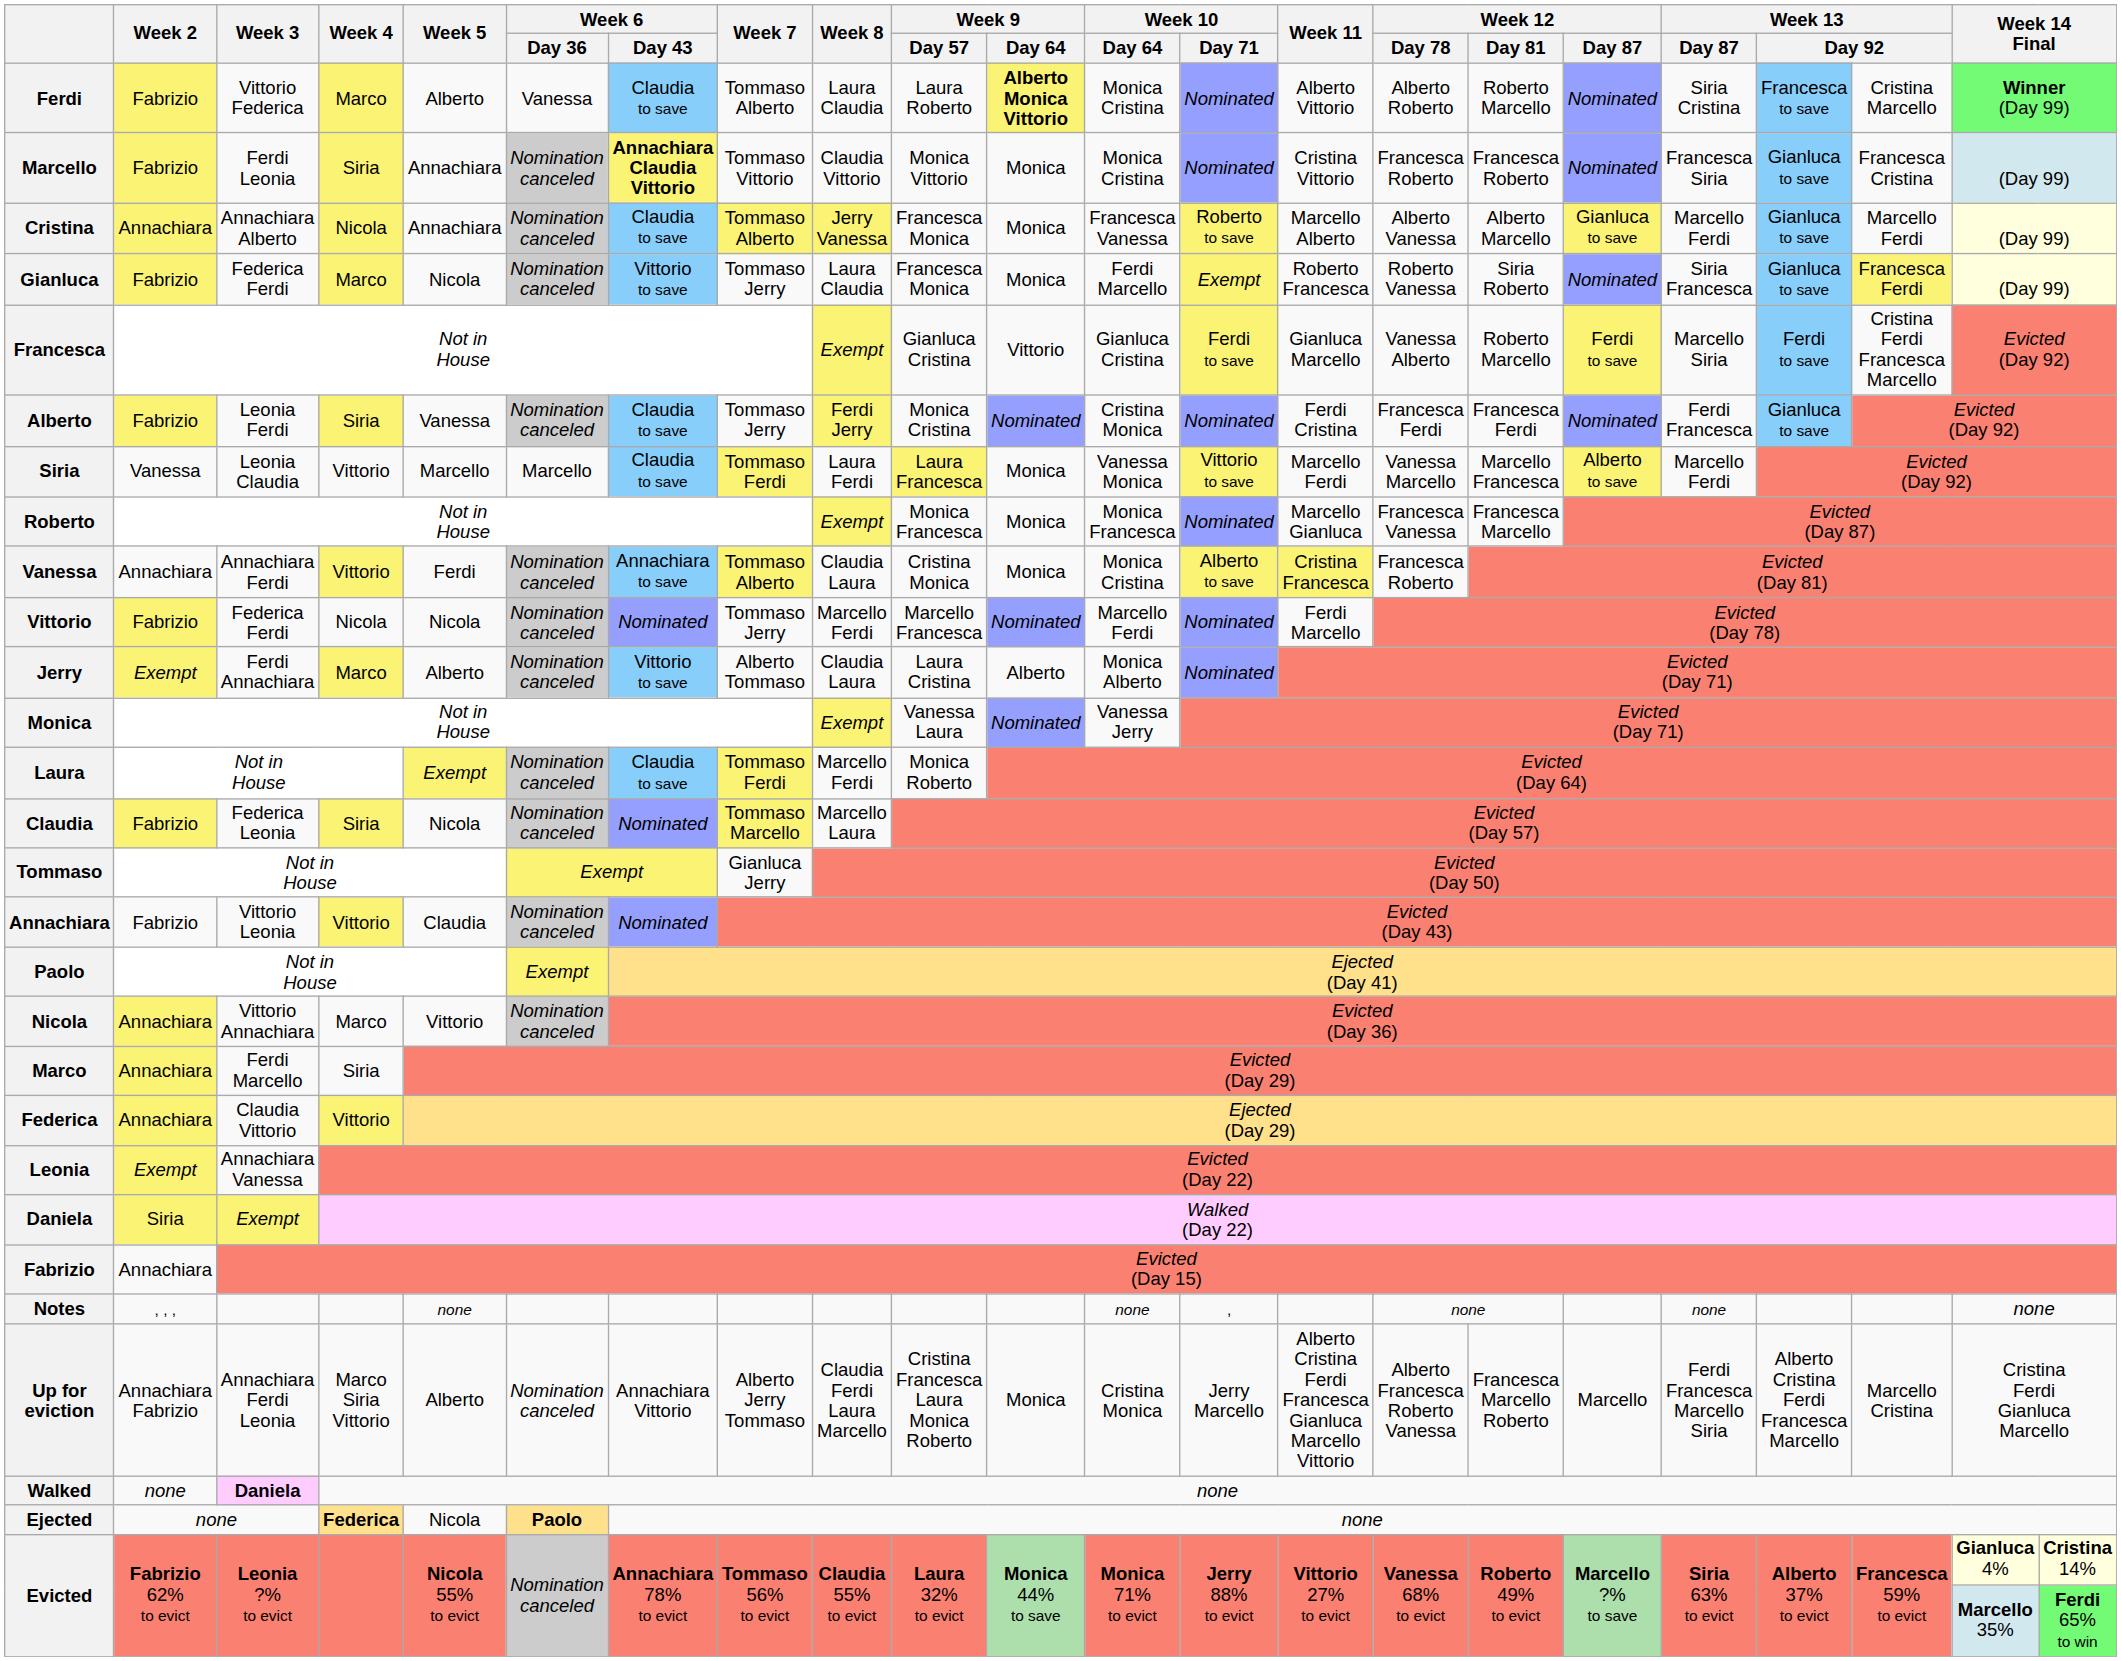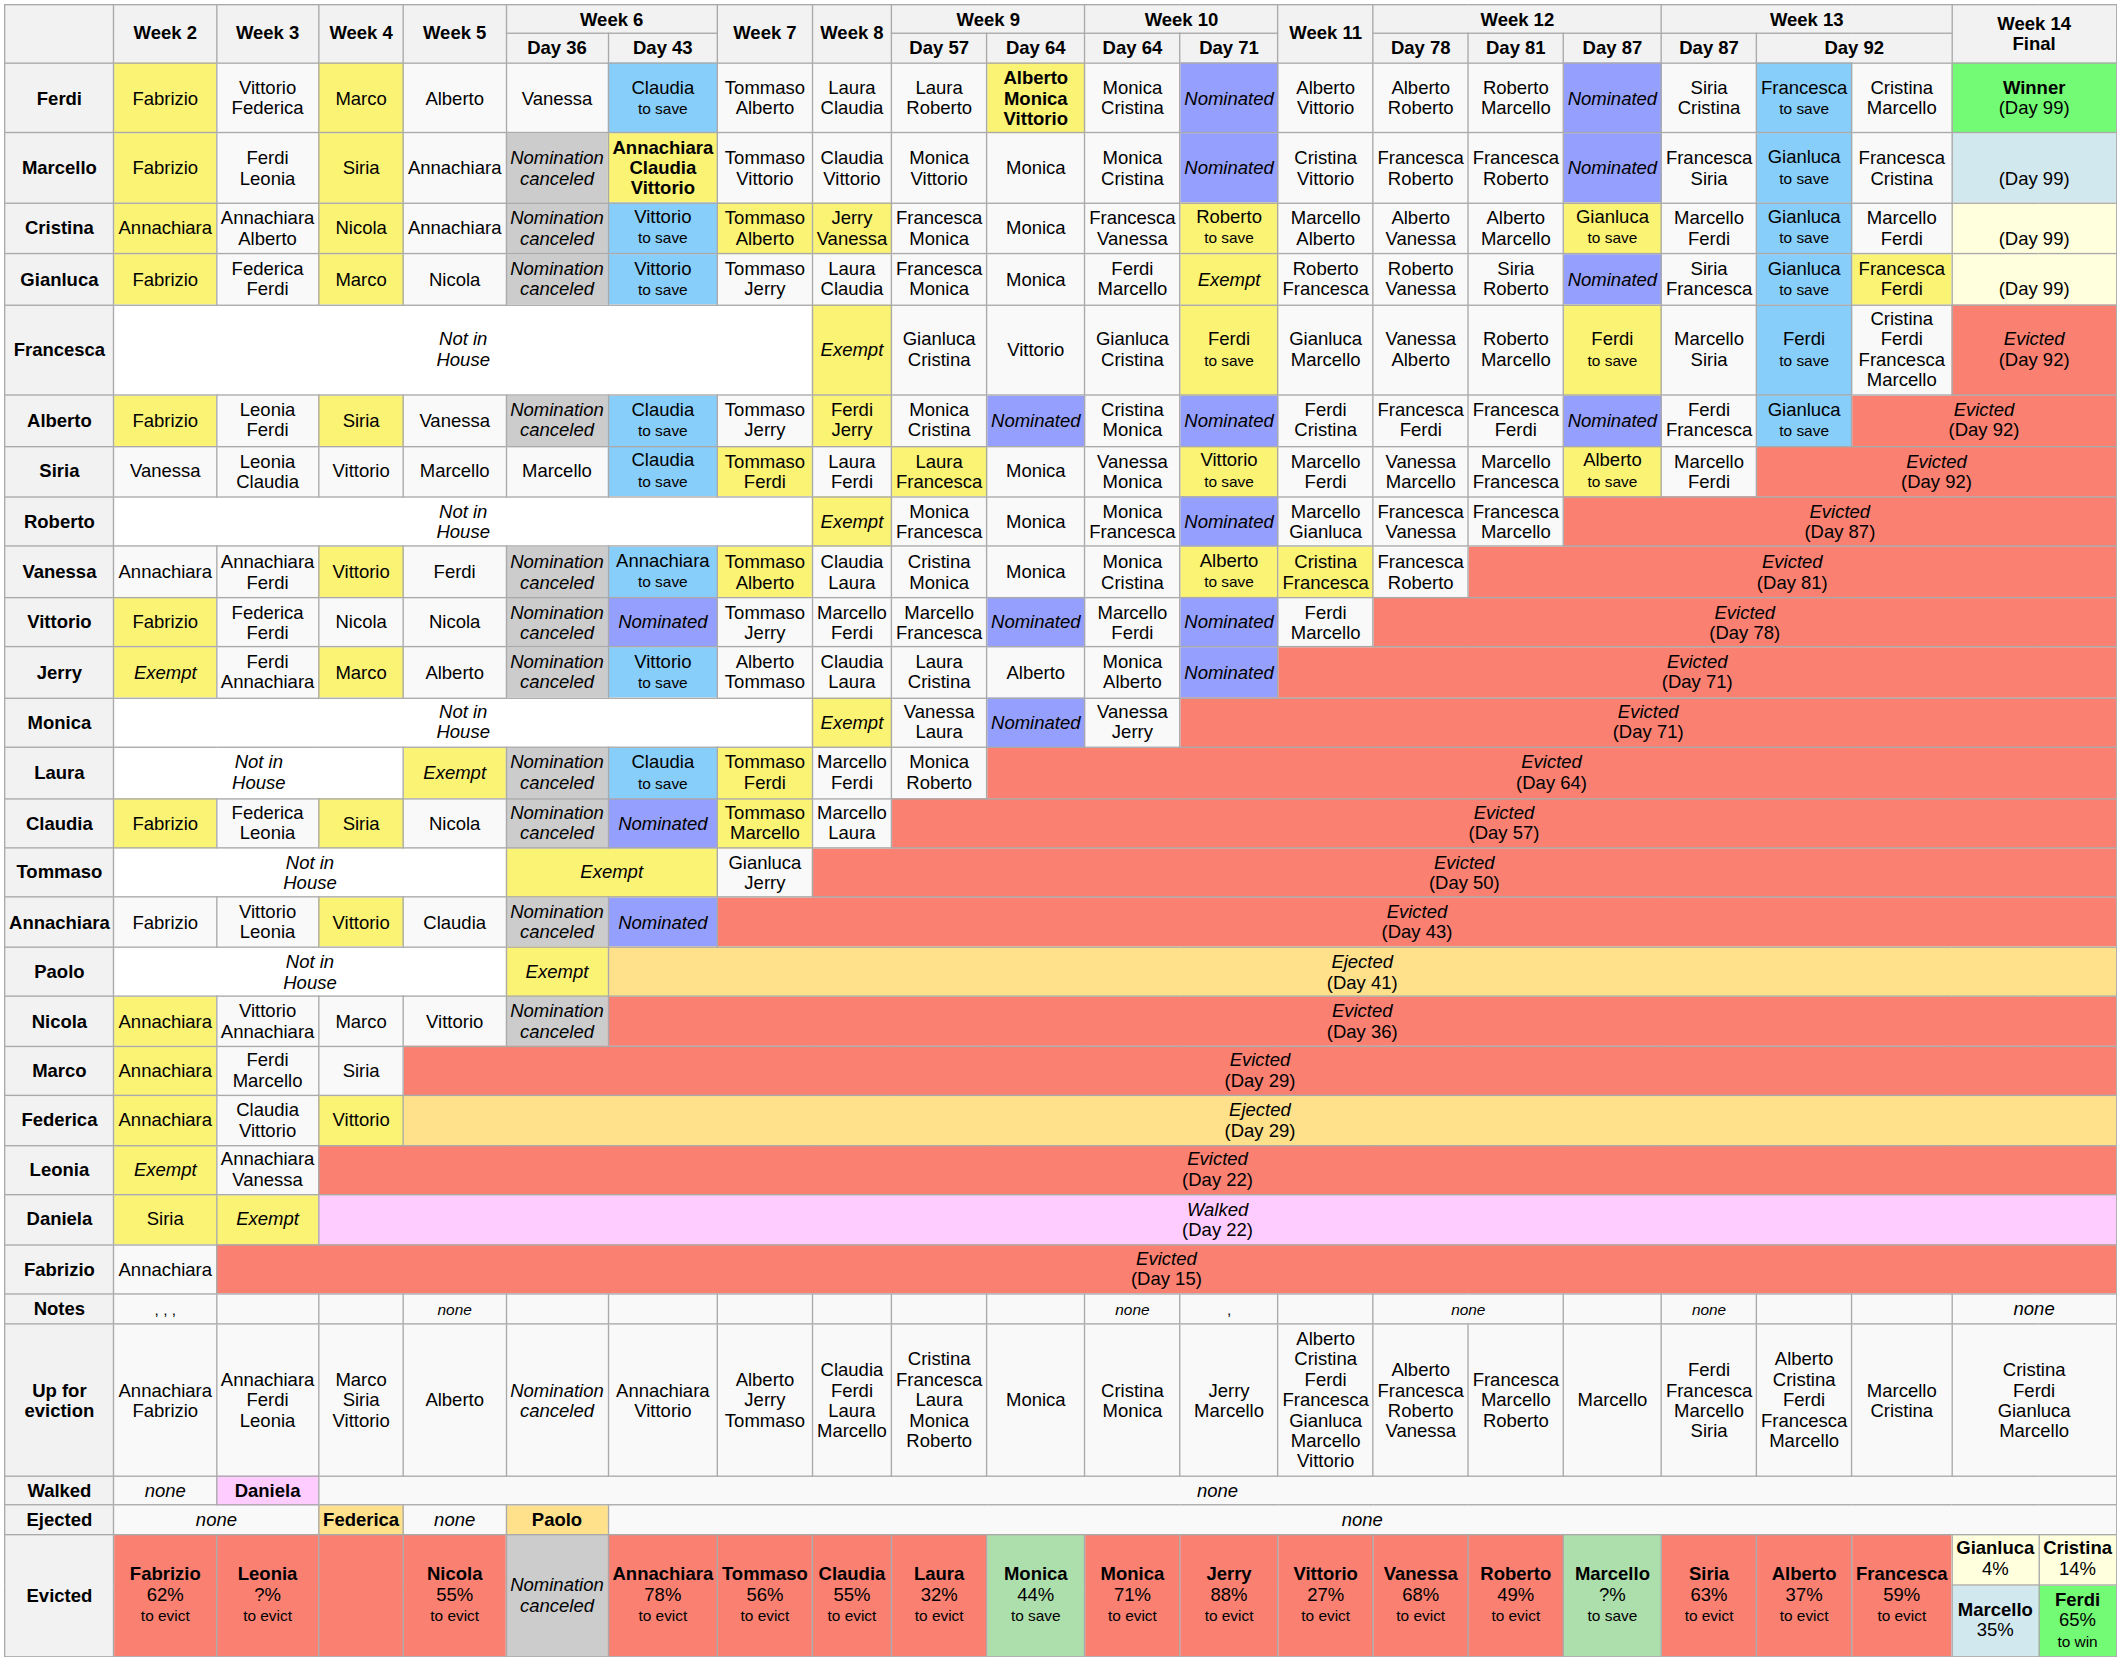(663, 227) Claudia to save -> (663, 227) Vittorio to save
(455, 1519) Nicola -> (455, 1519) none
